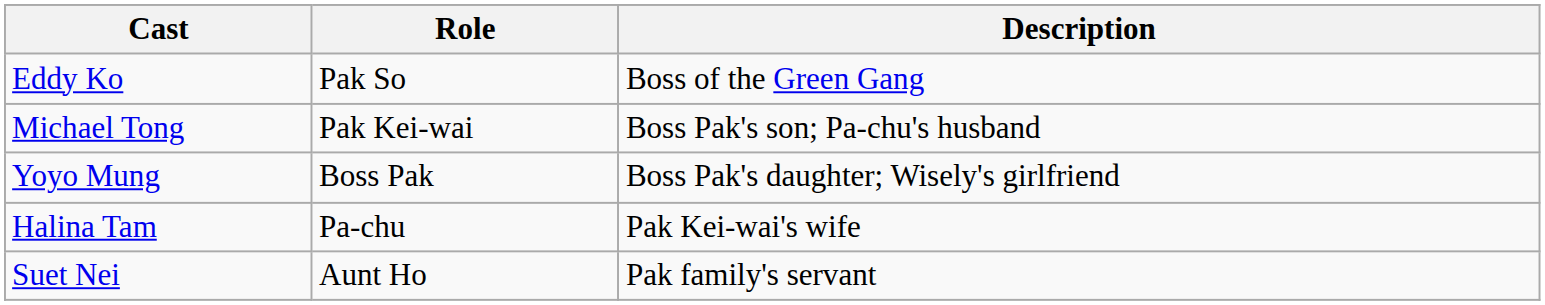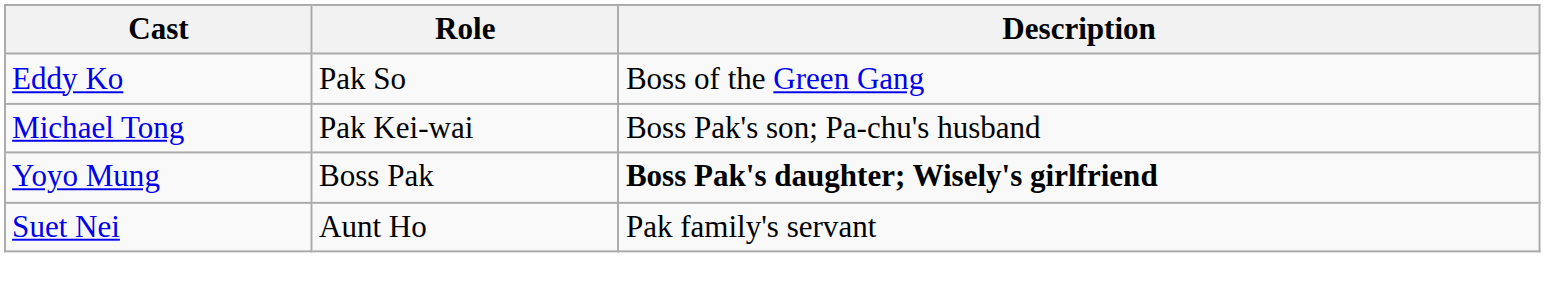(873, 176) normal -> (892, 176) bold
- row: (84, 226)
